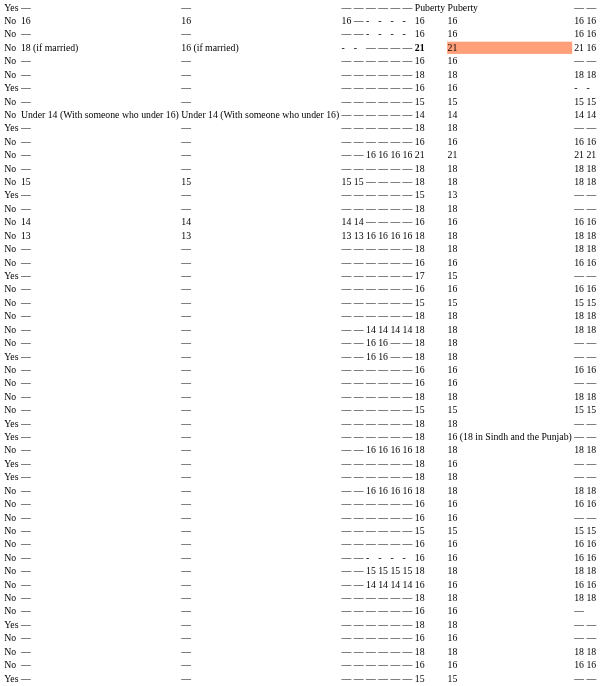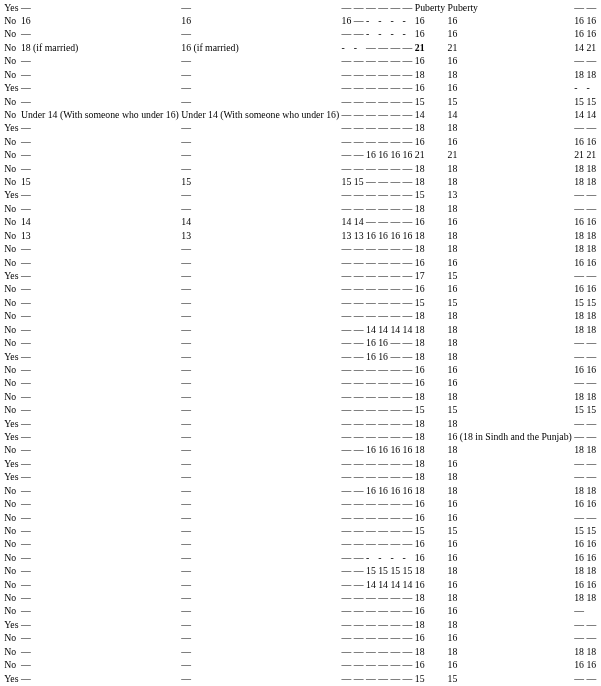(452, 47) lightsalmon background -> (452, 47) no background
(579, 47) 21 -> (579, 47) 14
(591, 47) 16 -> (591, 47) 21
